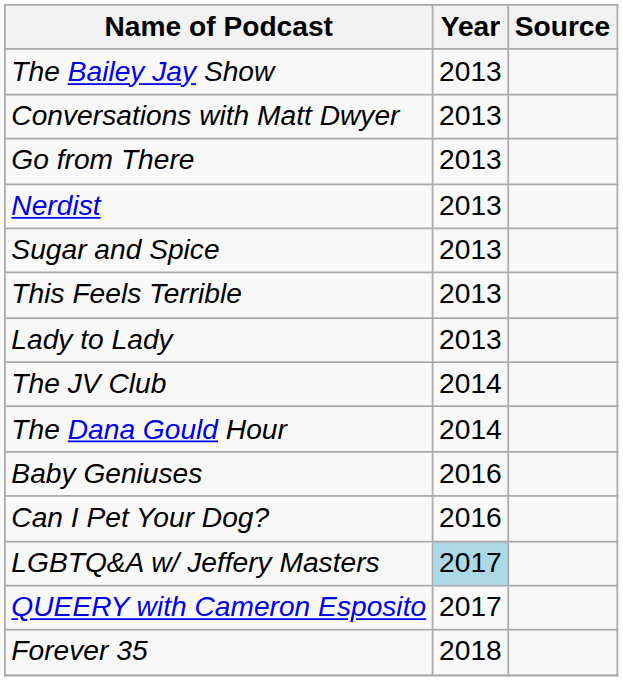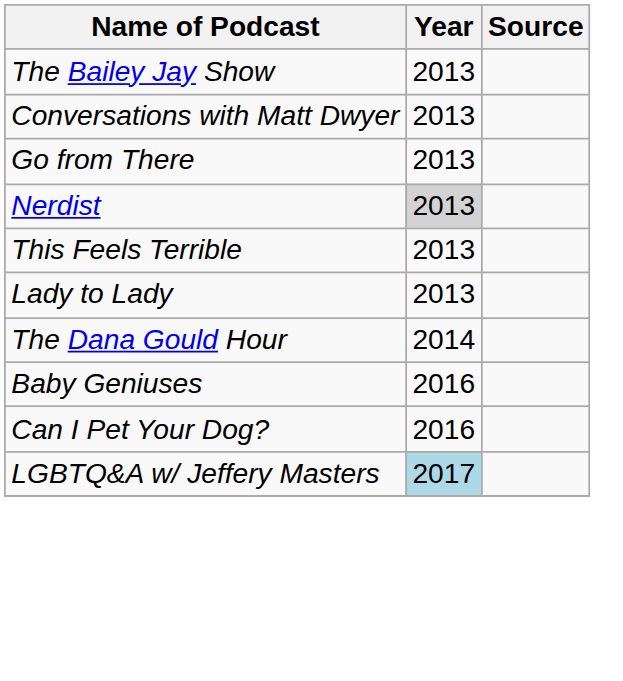(470, 205) no background -> (444, 205) lightgrey background
- row: (115, 250)
- row: (89, 384)
- row: (219, 607)
- row: (79, 652)
